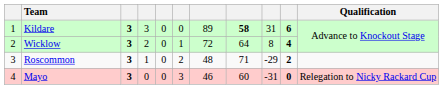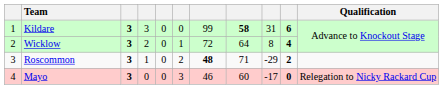(208, 28) 89 -> (208, 28) 99
(208, 60) normal -> (208, 60) bold
(271, 76) -31 -> (271, 76) -17
